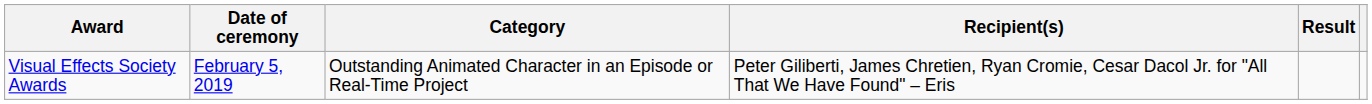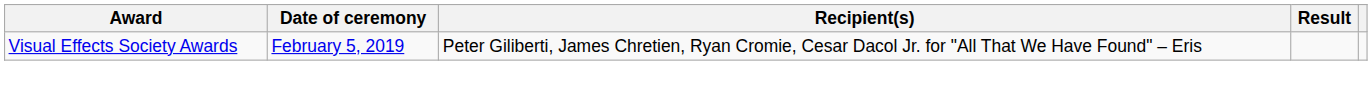- column: (527, 28)
